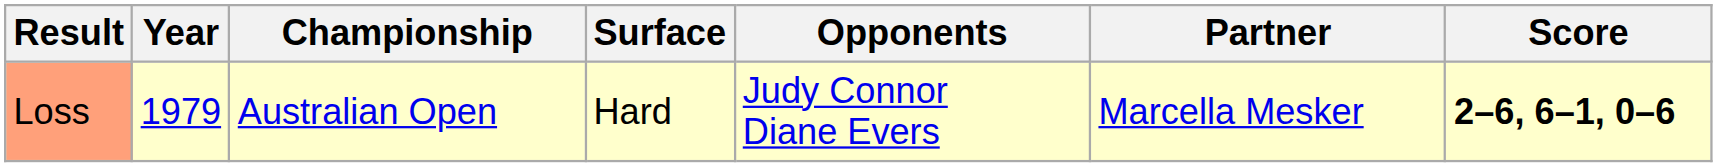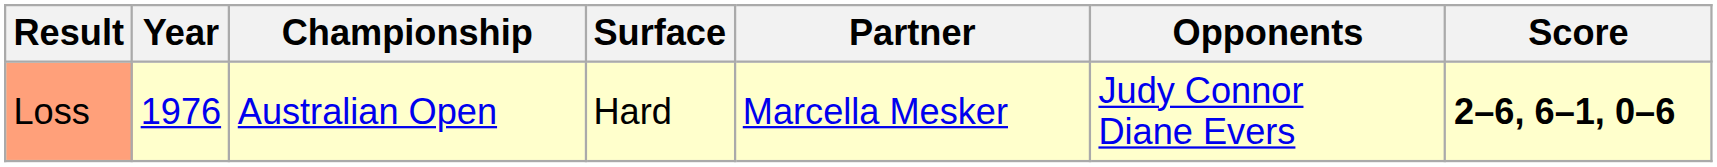columns swapped: (1268, 33) <-> (912, 33)
(181, 110) 1979 -> (181, 110) 1976
